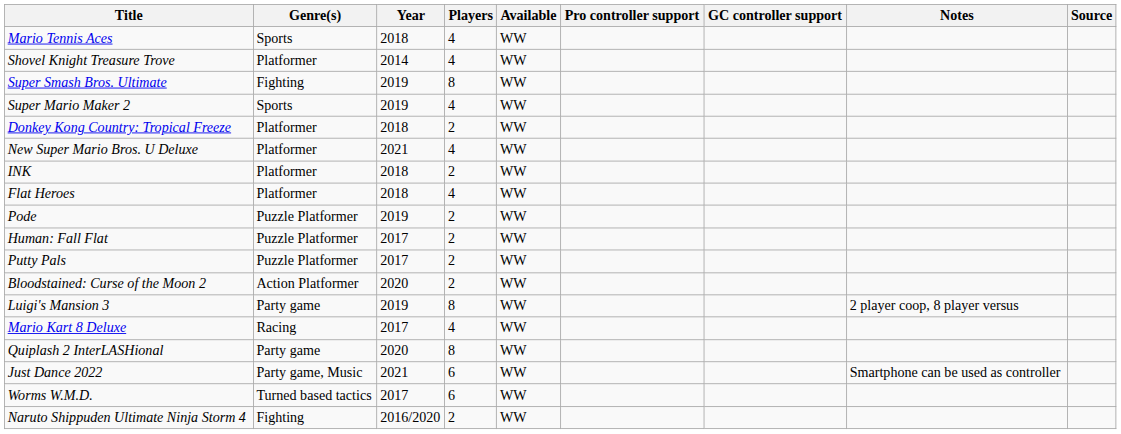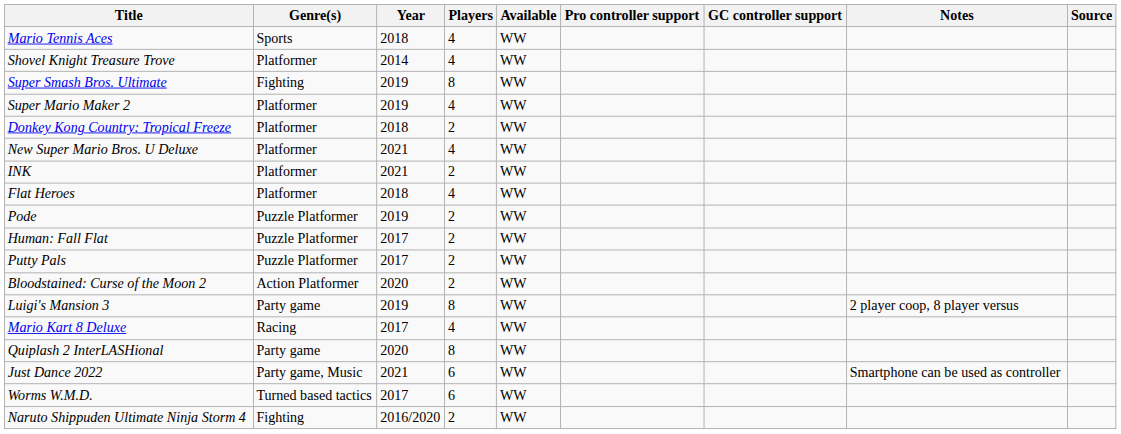(274, 104) Sports -> (287, 104) Platformer
(394, 171) 2018 -> (394, 171) 2021
